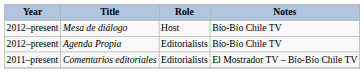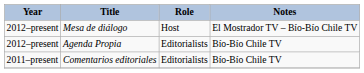(247, 28) Bío-Bío Chile TV -> (285, 28) El Mostrador TV – Bío-Bío Chile TV
(285, 60) El Mostrador TV – Bío-Bío Chile TV -> (247, 60) Bío-Bío Chile TV
